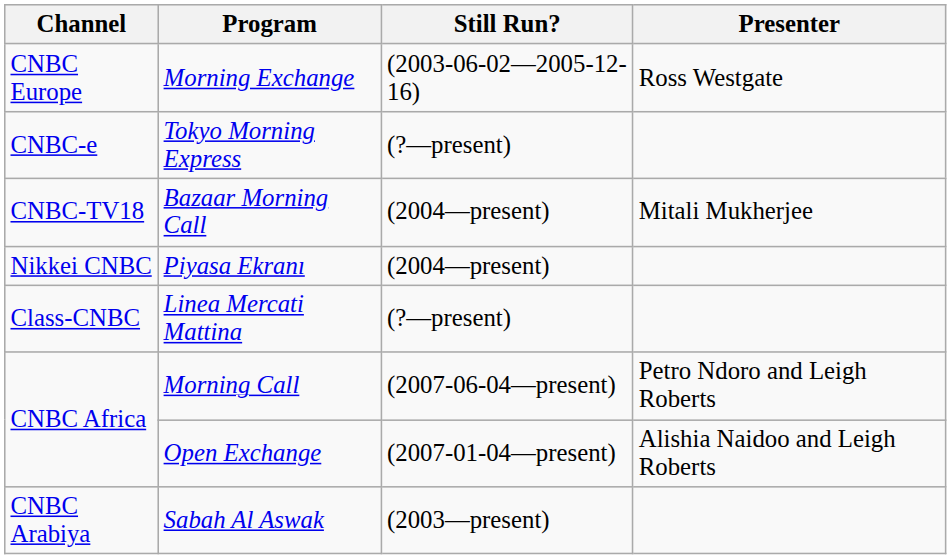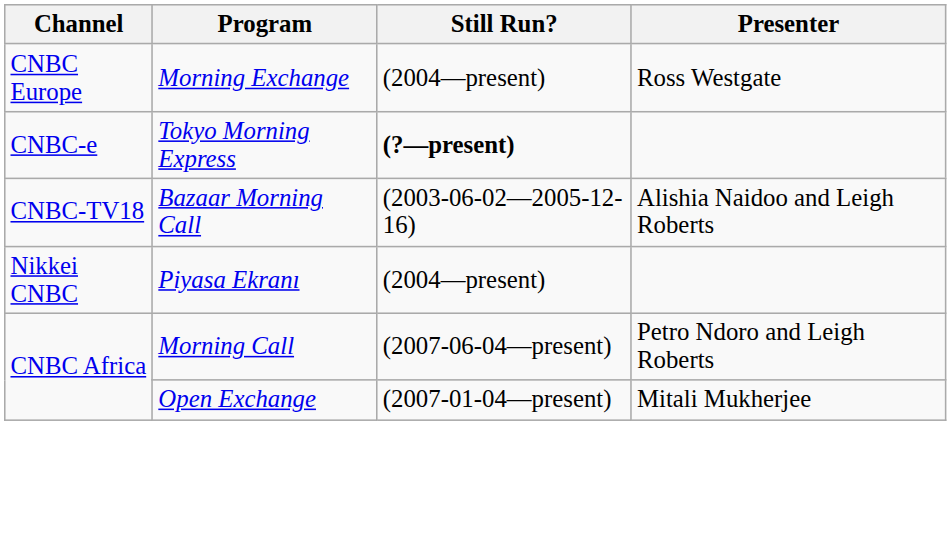(507, 77) (2003-06-02—2005-12-16) -> (464, 77) (2004—present)
(449, 144) normal -> (449, 144) bold
(468, 211) (2004—present) -> (503, 211) (2003-06-02—2005-12-16)
(726, 211) Mitali Mukherjee -> (765, 211) Alishia Naidoo and Leigh Roberts
- row: (234, 318)
(767, 452) Alishia Naidoo and Leigh Roberts -> (724, 399) Mitali Mukherjee
- row: (244, 520)
